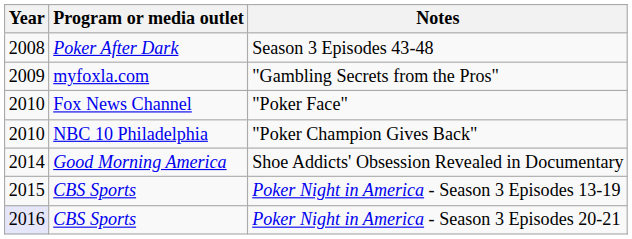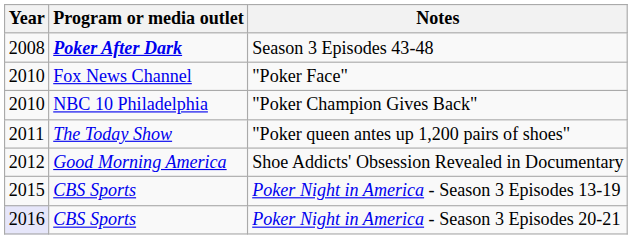(116, 47) normal -> (118, 47) bold
- row: (376, 76)
+ row: (411, 133)
(27, 162) 2014 -> (27, 162) 2012
